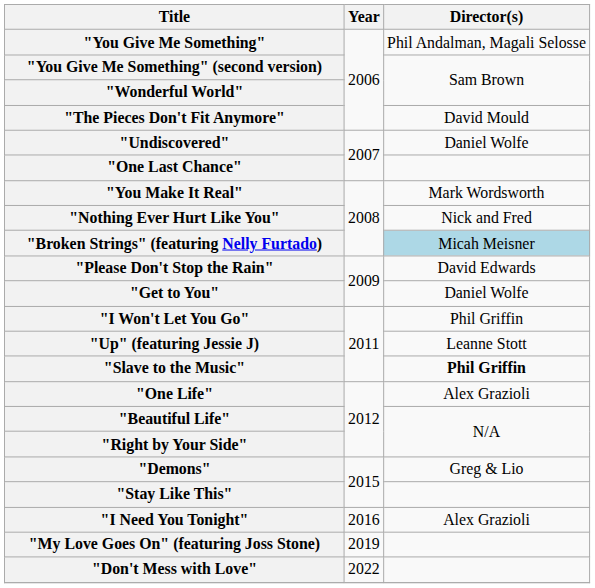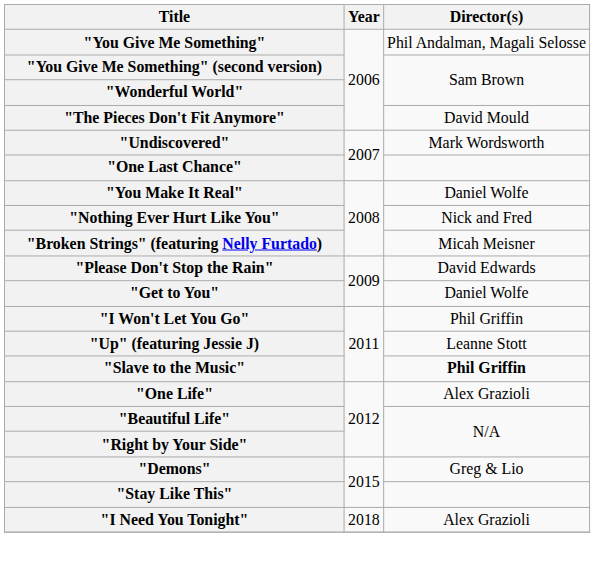(487, 142) Daniel Wolfe -> (486, 142) Mark Wordsworth
(486, 192) Mark Wordsworth -> (487, 192) Daniel Wolfe
(487, 243) lightblue background -> (487, 243) no background
(364, 519) 2016 -> (364, 519) 2018
- row: (174, 544)
- row: (174, 569)
